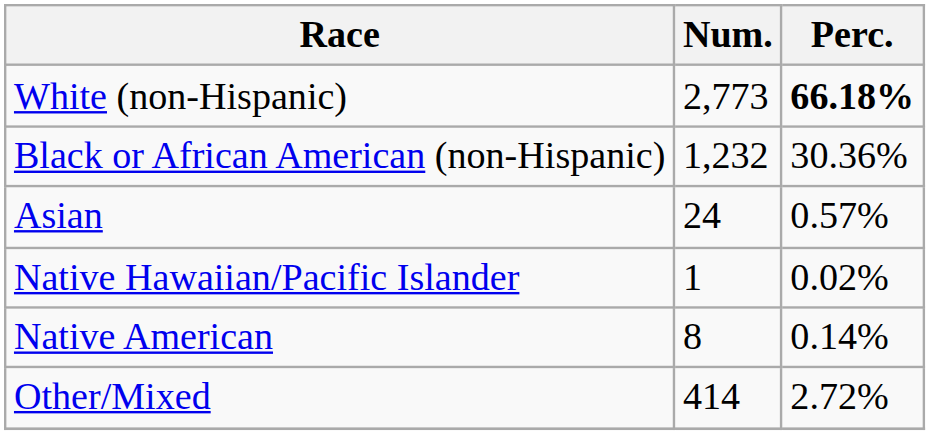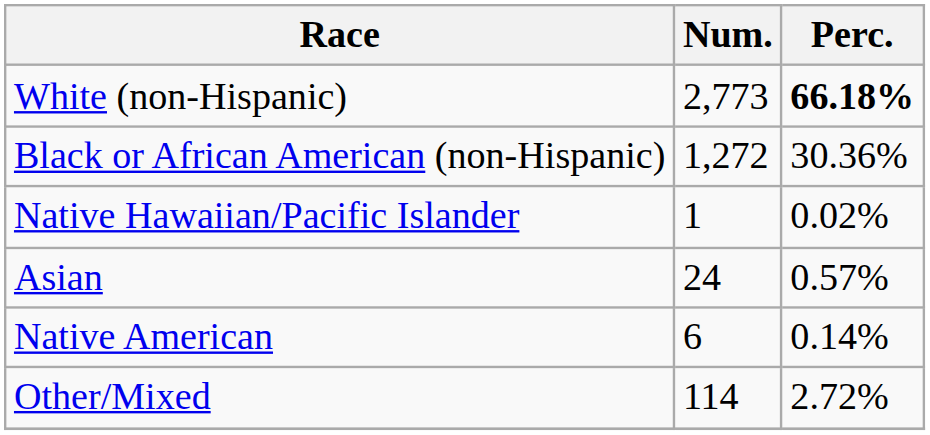(726, 155) 1,232 -> (726, 155) 1,272
rows swapped: (58, 215) <-> (267, 276)
(692, 336) 8 -> (692, 336) 6
(711, 397) 414 -> (711, 397) 114
